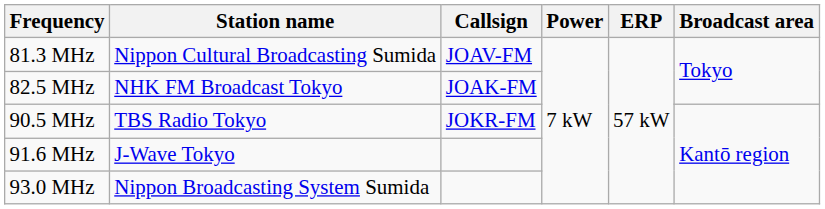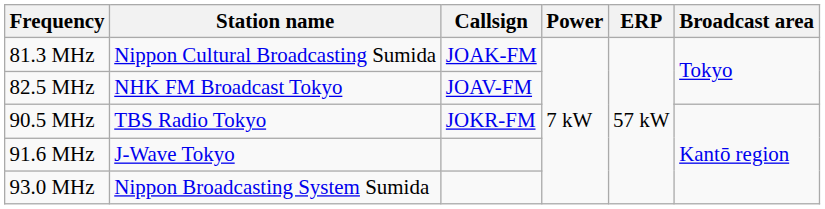(489, 54) JOAV-FM -> (491, 54) JOAK-FM
(491, 87) JOAK-FM -> (489, 87) JOAV-FM
